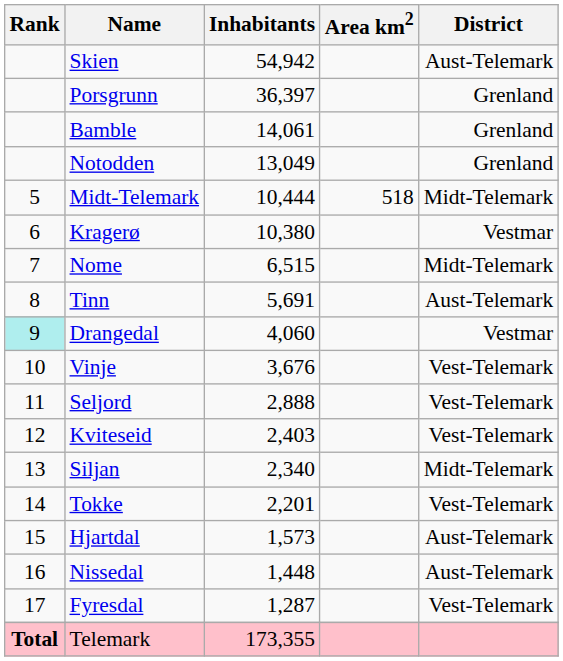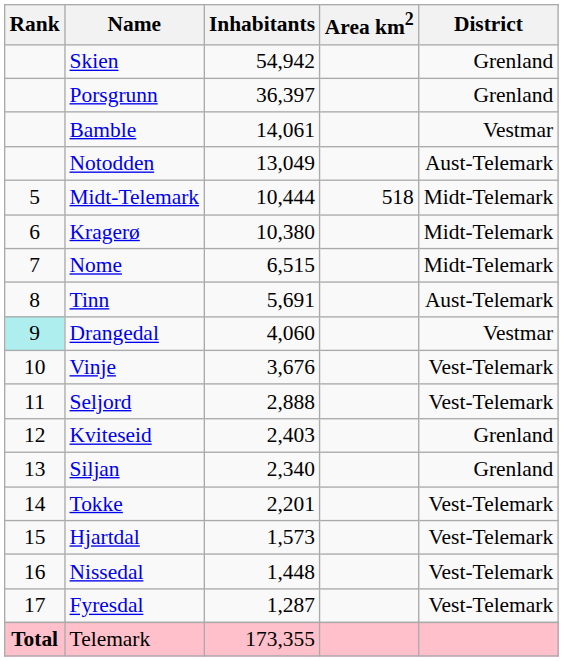(489, 61) Aust-Telemark -> (513, 61) Grenland
(513, 129) Grenland -> (518, 129) Vestmar
(513, 163) Grenland -> (489, 163) Aust-Telemark
(518, 231) Vestmar -> (488, 231) Midt-Telemark
(491, 435) Vest-Telemark -> (513, 435) Grenland
(488, 469) Midt-Telemark -> (513, 469) Grenland
(489, 537) Aust-Telemark -> (491, 537) Vest-Telemark
(489, 571) Aust-Telemark -> (491, 571) Vest-Telemark
